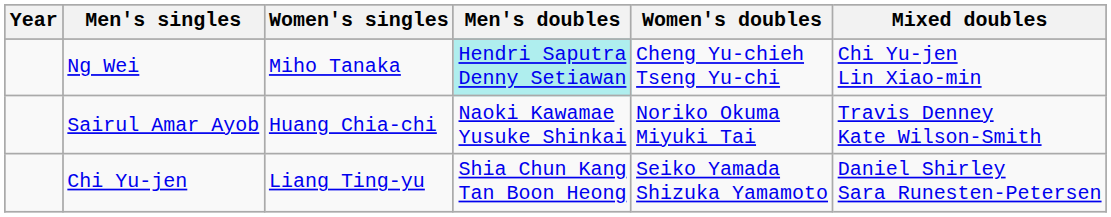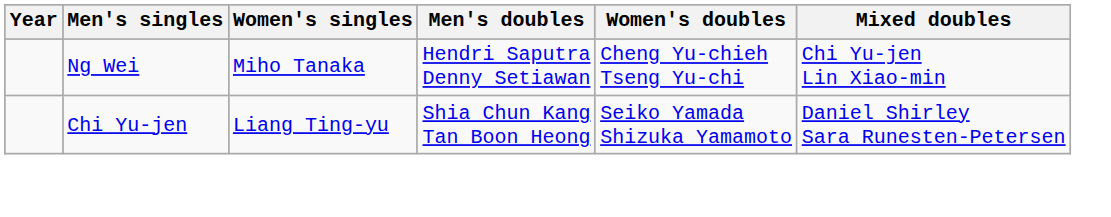(542, 67) paleturquoise background -> (507, 67) no background
- row: (163, 124)
